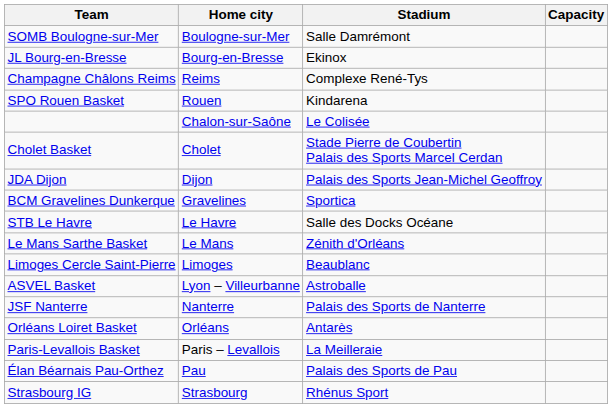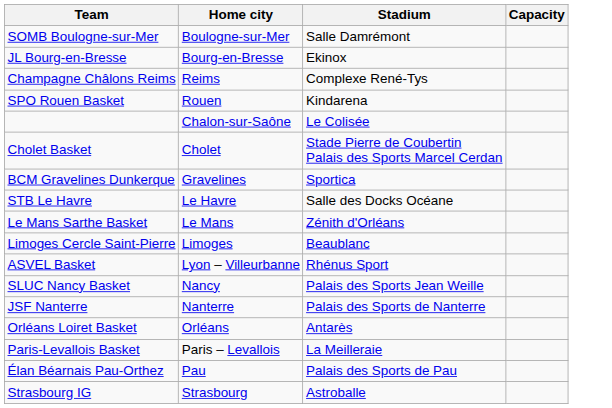- row: (37, 179)
(336, 286) Astroballe -> (347, 264) Rhénus Sport
+ row: (69, 286)
(347, 392) Rhénus Sport -> (336, 392) Astroballe
